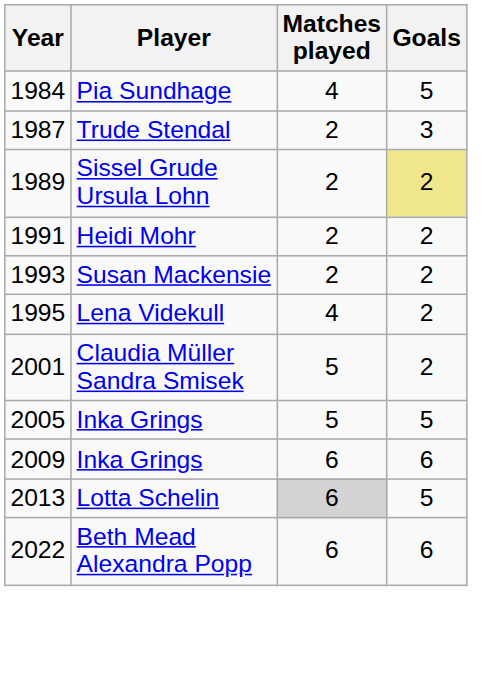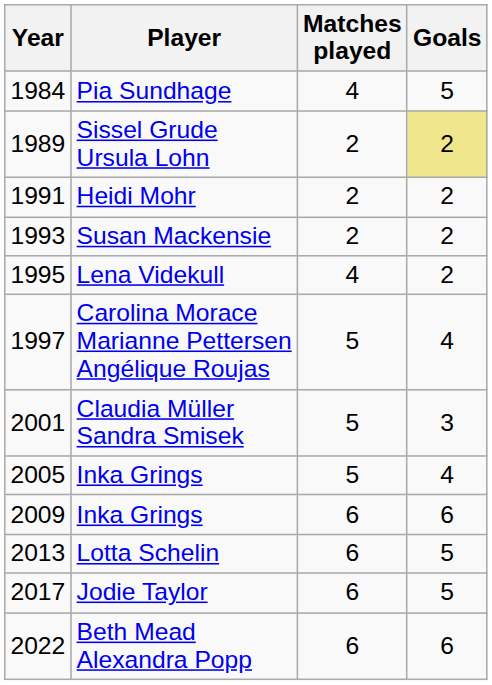- row: (38, 129)
+ row: (38, 341)
(427, 366) 2 -> (447, 422) 3
(427, 419) 5 -> (447, 475) 4
(332, 497) lightgrey background -> (352, 553) no background
+ row: (38, 592)
